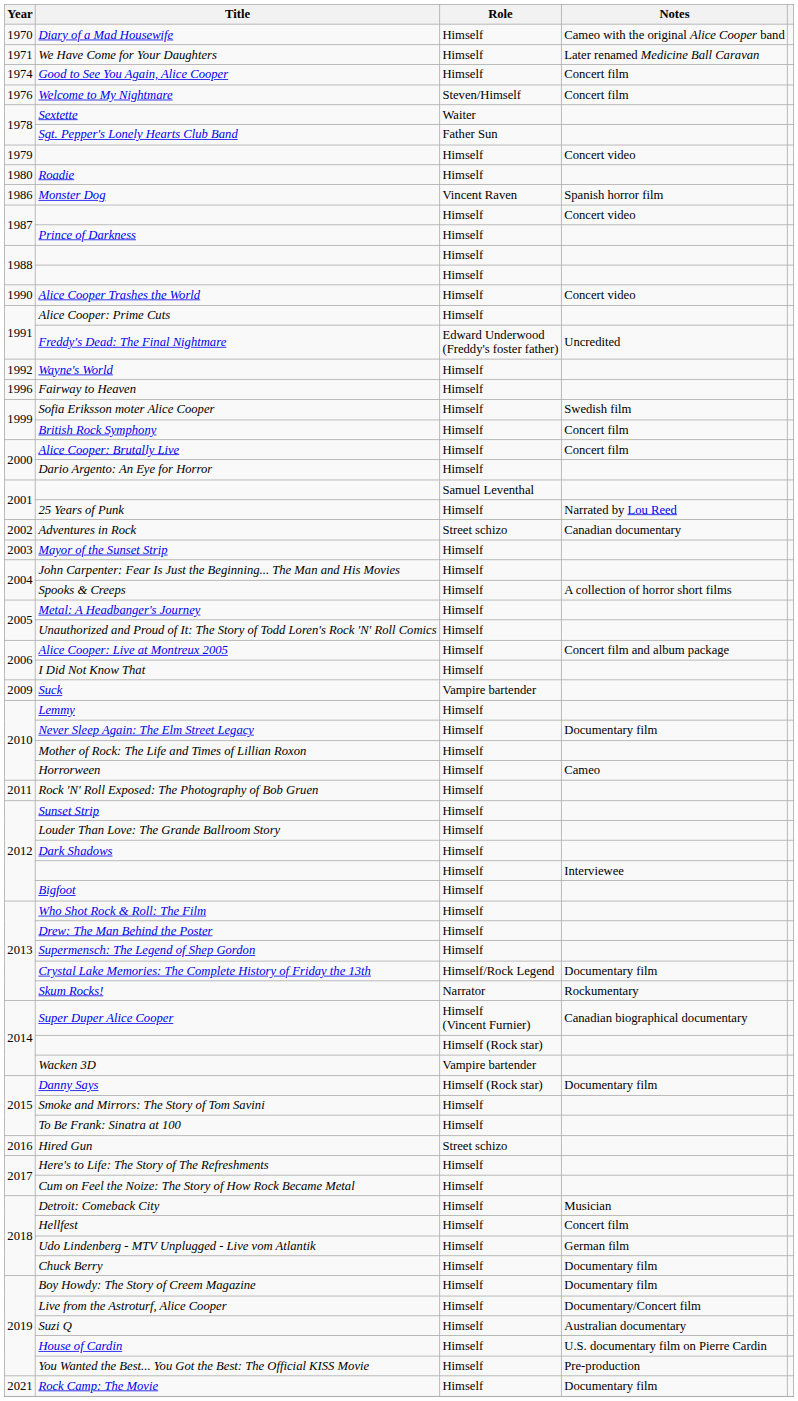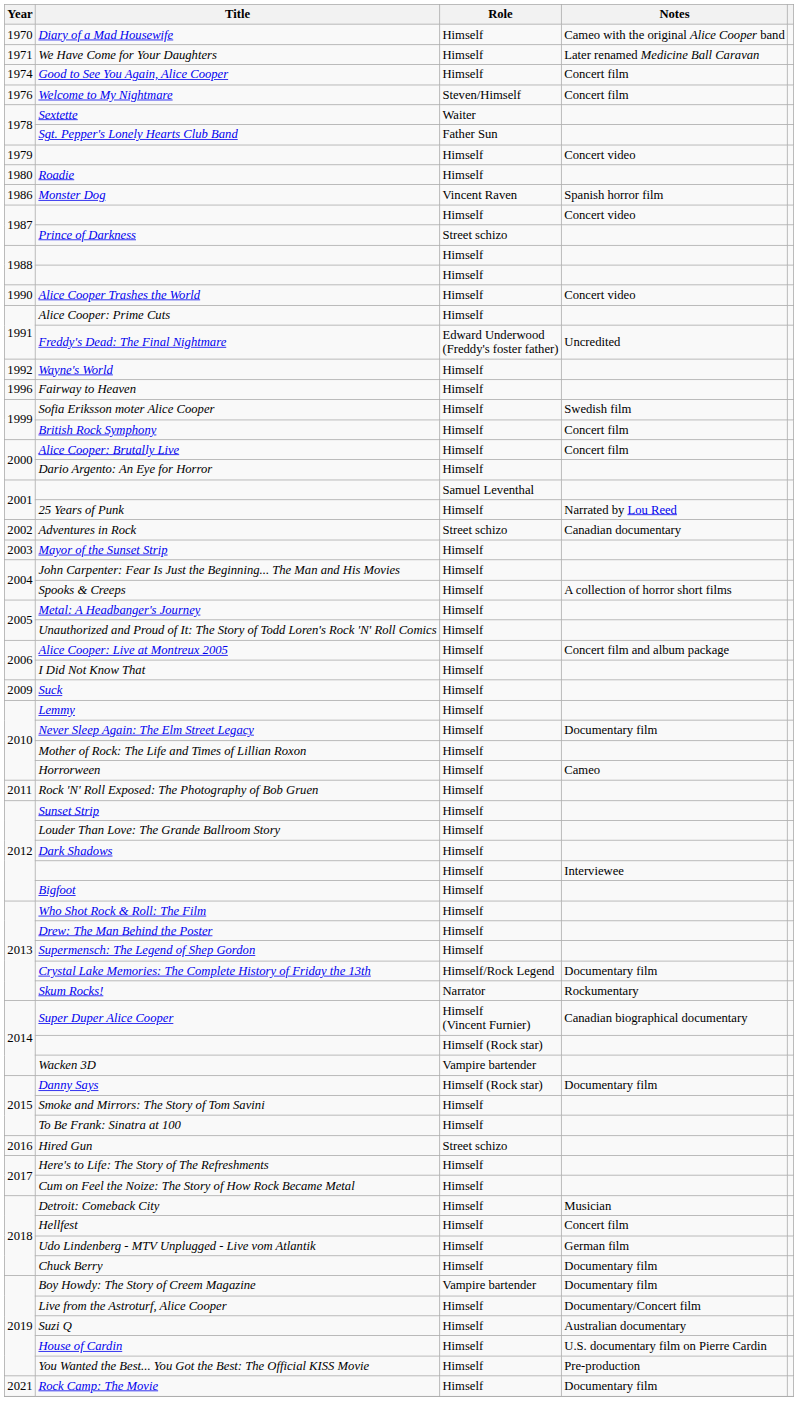(463, 235) Himself -> (475, 235) Street schizo
(489, 690) Vampire bartender -> (463, 690) Himself
(463, 1285) Himself -> (489, 1285) Vampire bartender
